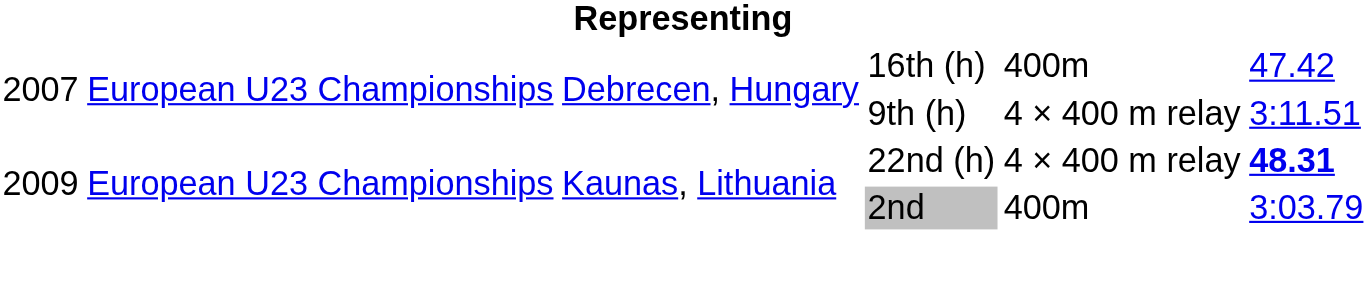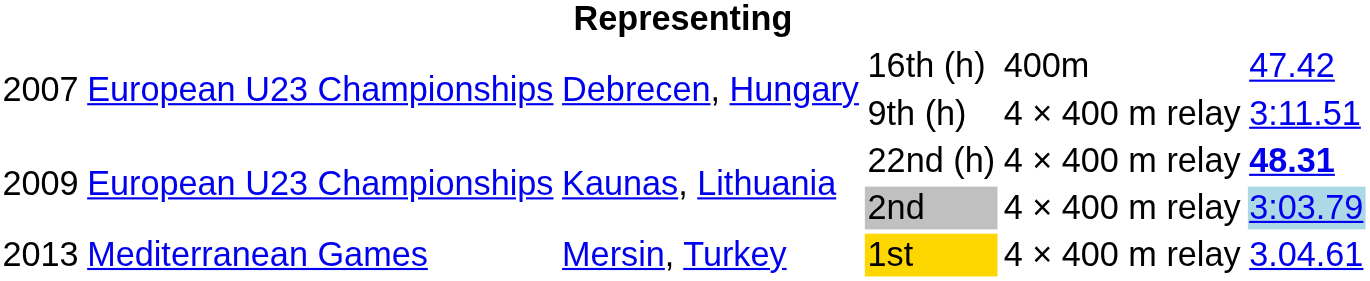(1046, 207) 400m -> (1122, 207) 4 × 400 m relay
(1306, 207) no background -> (1306, 207) lightblue background
+ row: (890, 254)
